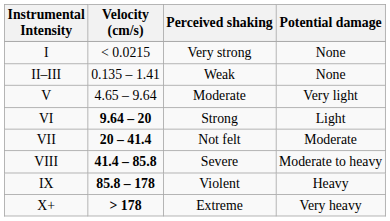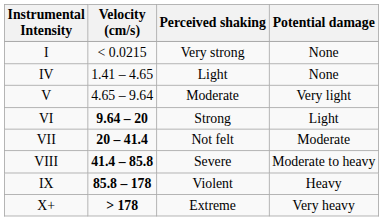- row: (46, 74)
+ row: (46, 74)
